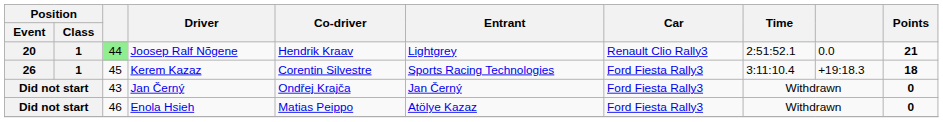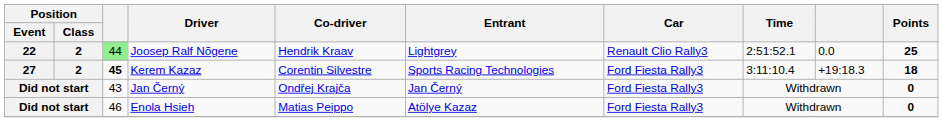(29, 51) 20 -> (29, 51) 22
(79, 51) 1 -> (79, 51) 2
(911, 51) 21 -> (911, 51) 25
(29, 69) 26 -> (29, 69) 27
(79, 69) 1 -> (79, 69) 2
(115, 69) normal -> (115, 69) bold
